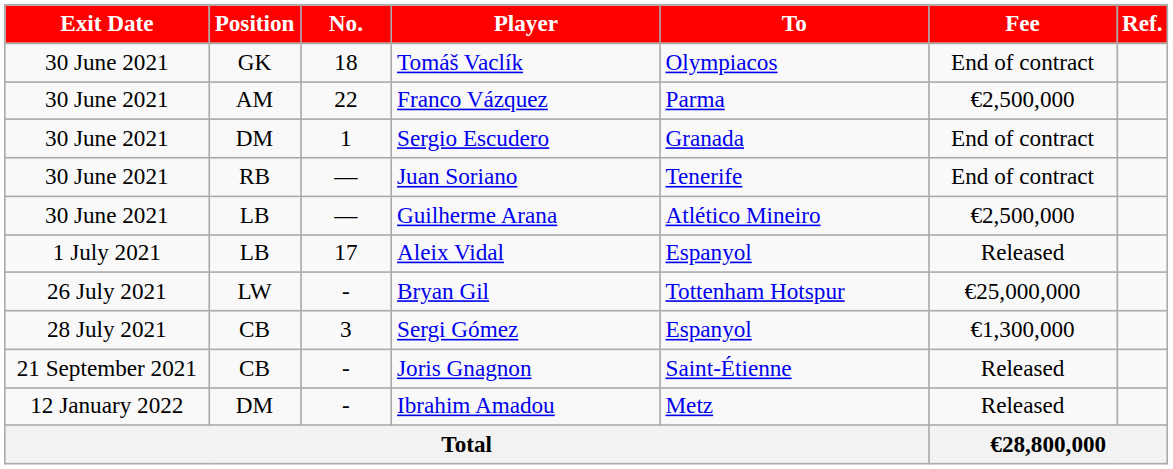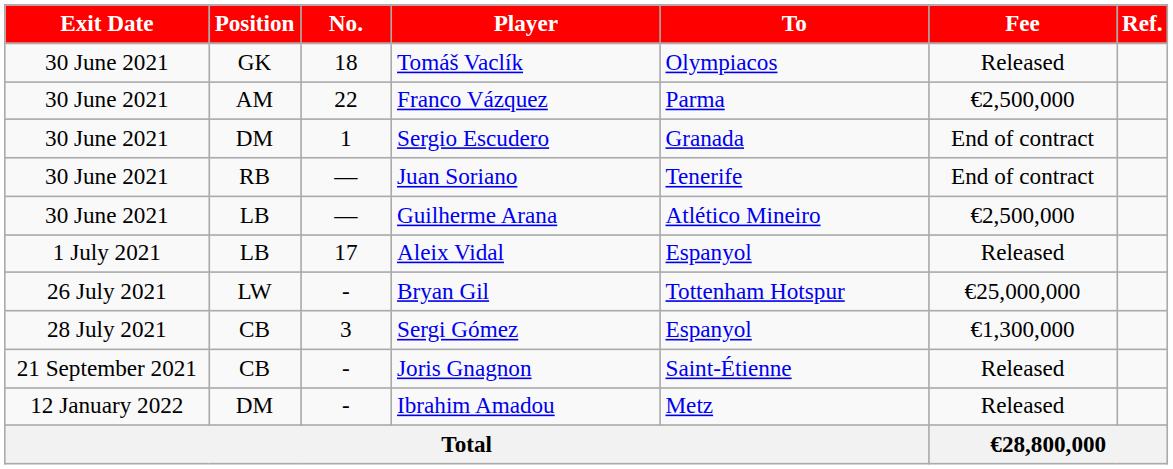(1023, 62) End of contract -> (1023, 62) Released
